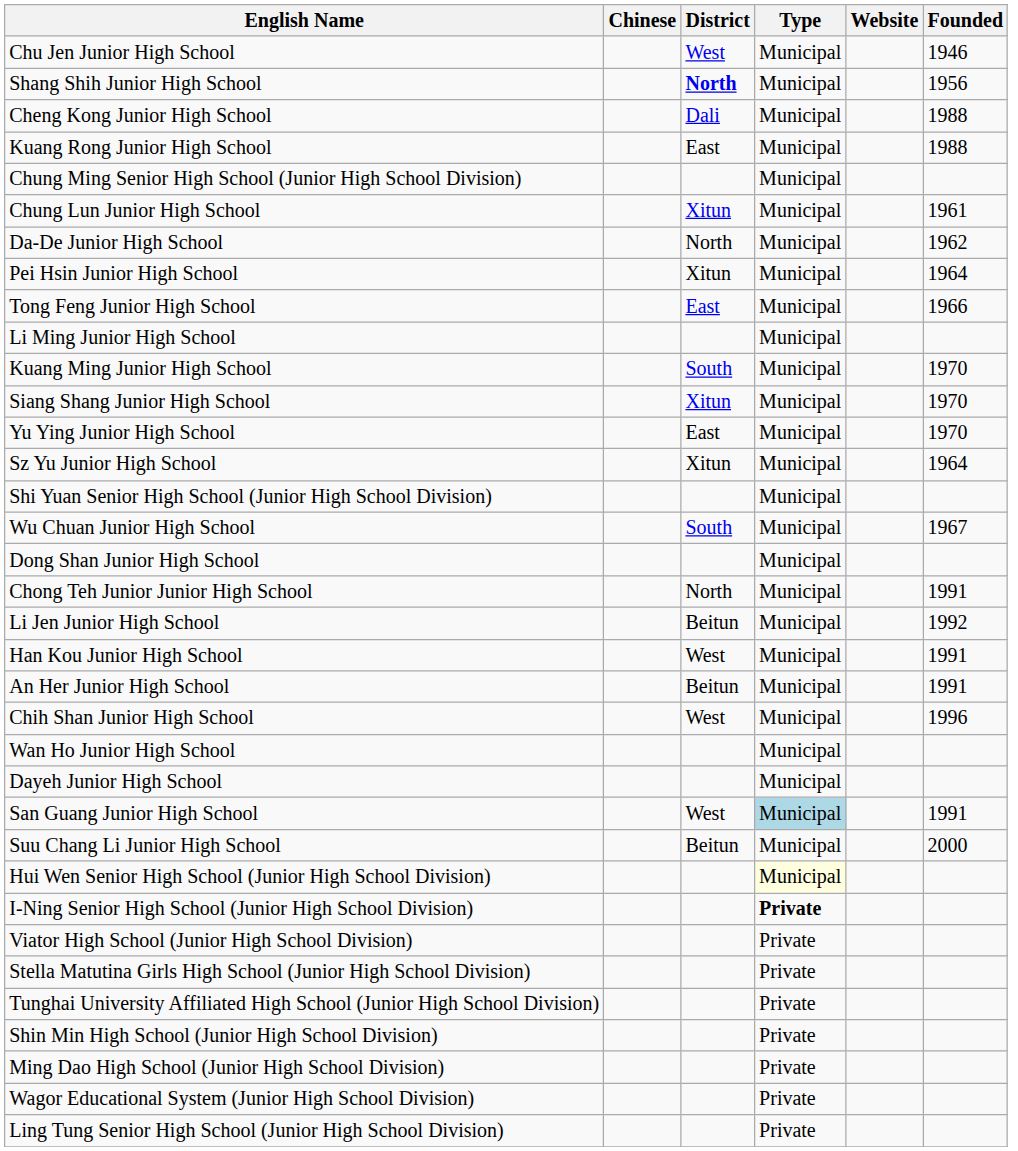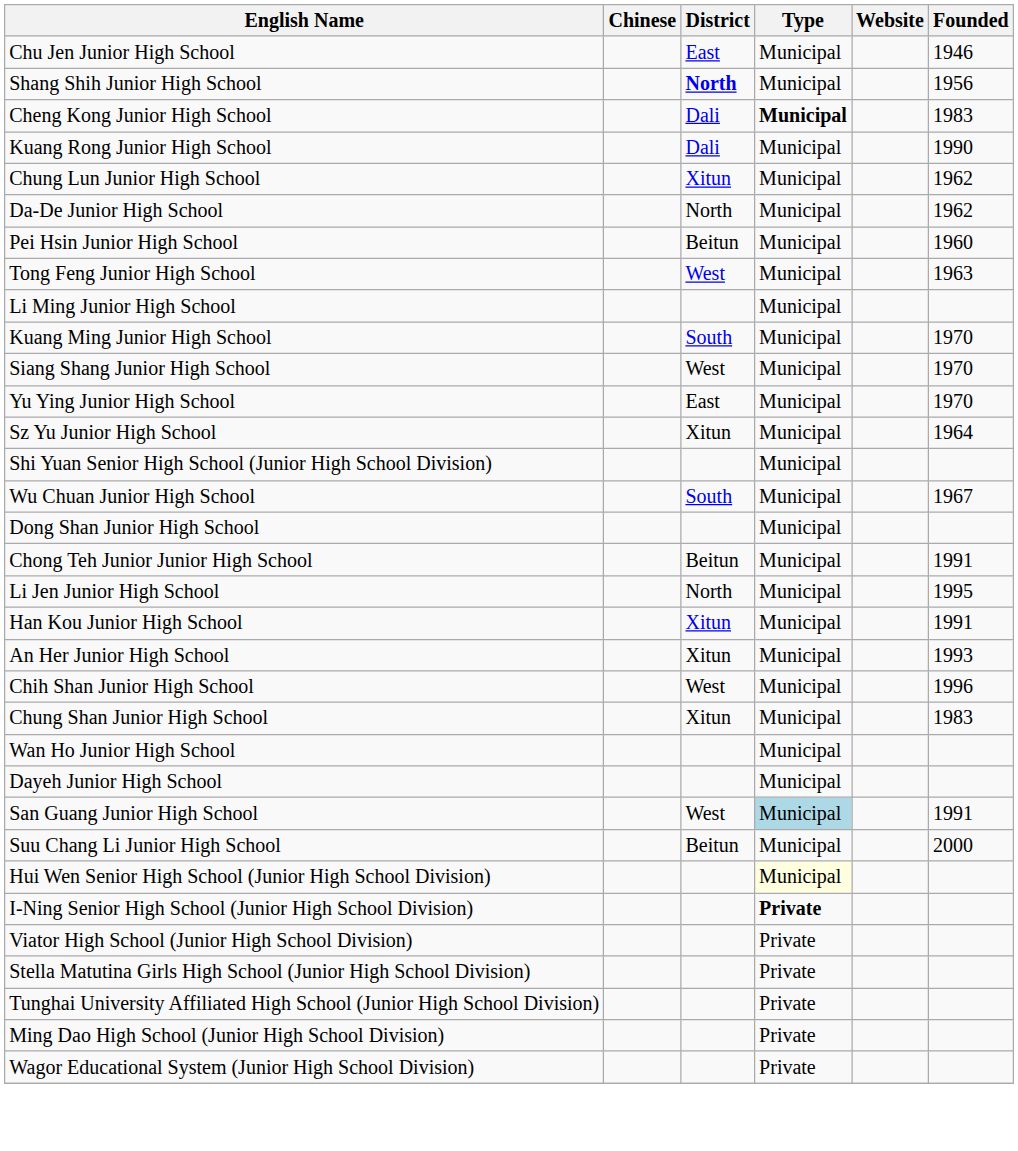(705, 52) West -> (703, 52) East
(800, 115) normal -> (803, 115) bold
(948, 115) 1988 -> (953, 115) 1983
(703, 147) East -> (703, 147) Dali
(948, 147) 1988 -> (953, 147) 1990
- row: (265, 178)
(948, 210) 1961 -> (953, 178) 1962
(708, 274) Xitun -> (712, 242) Beitun
(948, 274) 1964 -> (953, 242) 1960
(703, 305) East -> (705, 274) West
(948, 305) 1966 -> (953, 274) 1963
(708, 400) Xitun -> (705, 369) West
(709, 591) North -> (712, 559) Beitun
(712, 623) Beitun -> (709, 591) North
(948, 623) 1992 -> (953, 591) 1995
(705, 654) West -> (708, 623) Xitun
(712, 686) Beitun -> (708, 654) Xitun
(948, 686) 1991 -> (953, 654) 1993
+ row: (139, 718)
- row: (223, 1035)
- row: (256, 1130)
